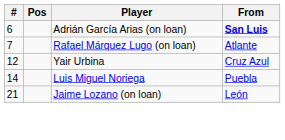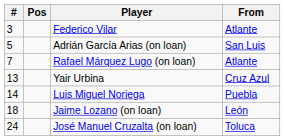+ row: (85, 29)
(10, 29) 6 -> (10, 45) 5
(246, 29) bold -> (245, 45) normal
(12, 62) 12 -> (12, 78) 13
(12, 95) 21 -> (12, 111) 18
+ row: (125, 127)
